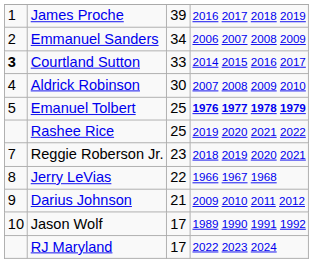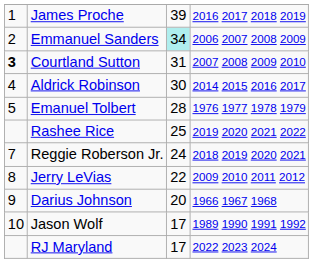(178, 39) no background -> (178, 39) paleturquoise background
(178, 62) 33 -> (178, 62) 31
(249, 62) 2014 2015 2016 2017 -> (249, 62) 2007 2008 2009 2010
(249, 85) 2007 2008 2009 2010 -> (249, 85) 2014 2015 2016 2017
(178, 108) 25 -> (178, 108) 28
(249, 108) bold -> (249, 108) normal
(178, 154) 23 -> (178, 154) 24
(235, 178) 1966 1967 1968 -> (249, 178) 2009 2010 2011 2012
(178, 200) 21 -> (178, 200) 20
(249, 201) 2009 2010 2011 2012 -> (235, 201) 1966 1967 1968
